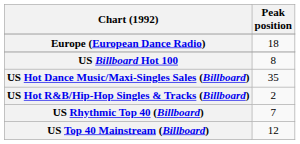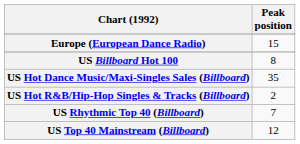(273, 43) 18 -> (273, 43) 15
